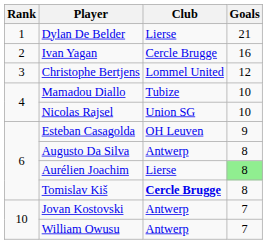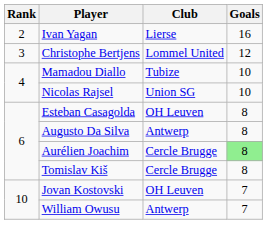- row: (83, 33)
(181, 53) Cercle Brugge -> (161, 33) Lierse
(245, 131) 9 -> (245, 111) 8
(161, 170) Lierse -> (181, 151) Cercle Brugge
(183, 190) bold -> (181, 170) normal
(167, 209) Antwerp -> (174, 190) OH Leuven
